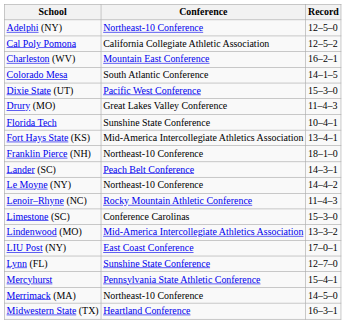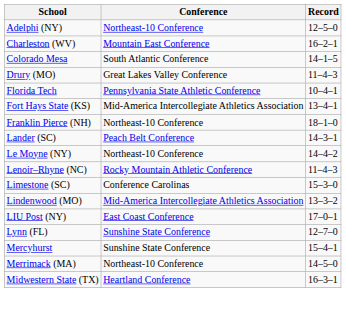- row: (41, 43)
- row: (40, 91)
(157, 122) Sunshine State Conference -> (182, 91) Pennsylvania State Athletic Conference
(182, 279) Pennsylvania State Athletic Conference -> (157, 248) Sunshine State Conference
